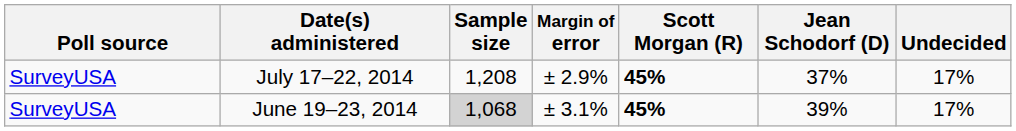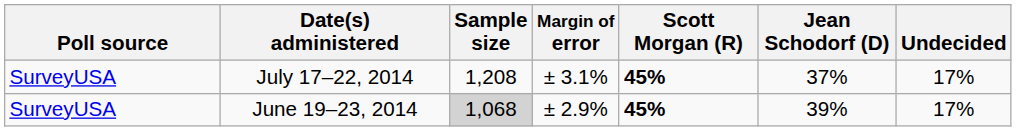(576, 76) ± 2.9% -> (576, 76) ± 3.1%
(576, 109) ± 3.1% -> (576, 109) ± 2.9%
